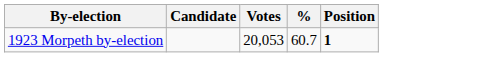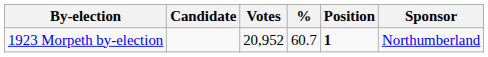+ column: (431, 16)
(264, 39) 20,053 -> (264, 39) 20,952
